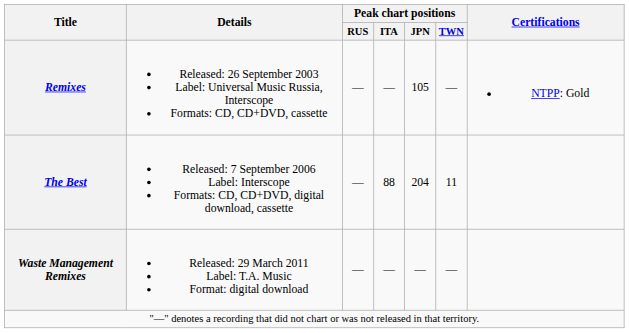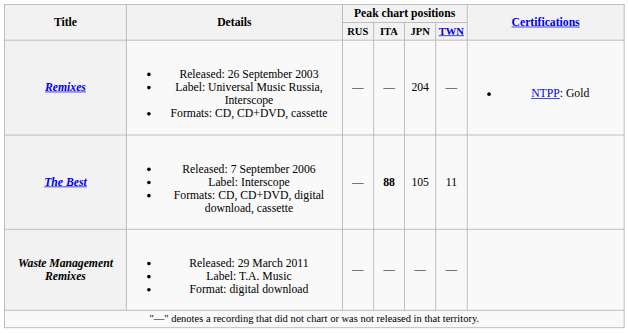(420, 87) 105 -> (420, 87) 204
(389, 182) normal -> (389, 182) bold
(420, 182) 204 -> (420, 182) 105
